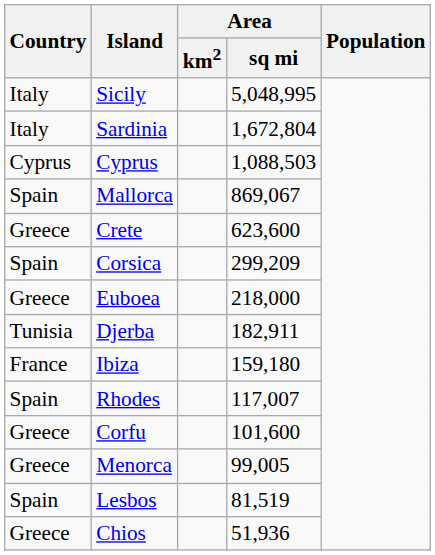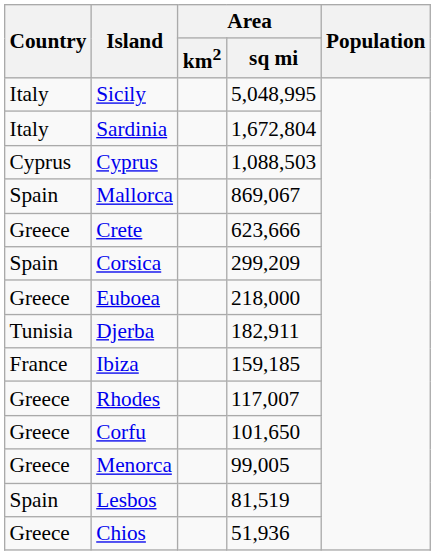(266, 229) 623,600 -> (266, 229) 623,666
(266, 364) 159,180 -> (266, 364) 159,185
(34, 398) Spain -> (40, 398) Greece
(266, 432) 101,600 -> (266, 432) 101,650
